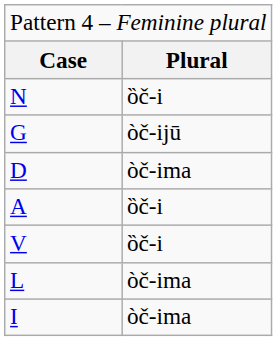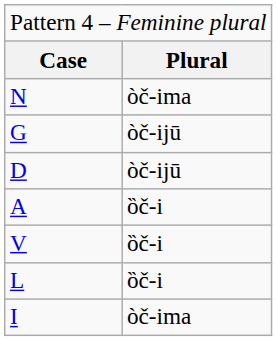(145, 96) ȍč-i -> (159, 96) òč-ima
(159, 170) òč-ima -> (154, 170) òč-ijū
(159, 280) òč-ima -> (145, 280) ȍč-i
